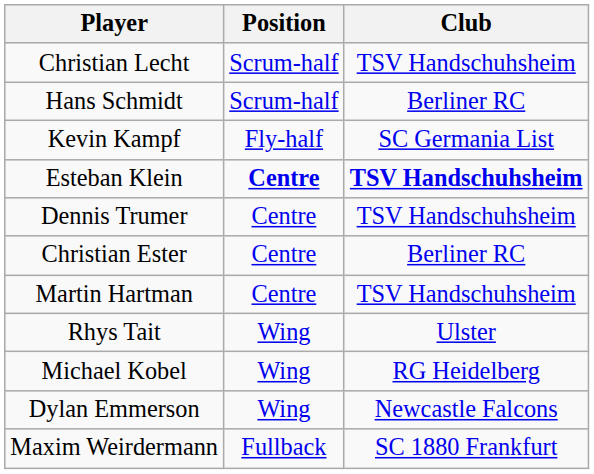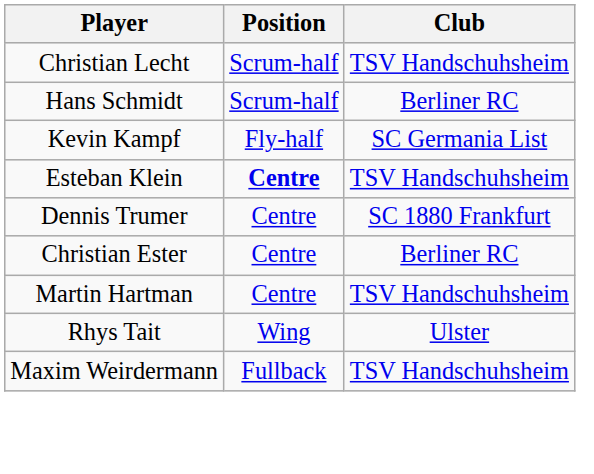(466, 178) bold -> (459, 178) normal
(466, 216) TSV Handschuhsheim -> (459, 216) SC 1880 Frankfurt
- row: (114, 370)
- row: (114, 409)
(466, 448) SC 1880 Frankfurt -> (459, 370) TSV Handschuhsheim
